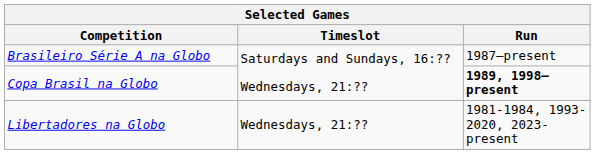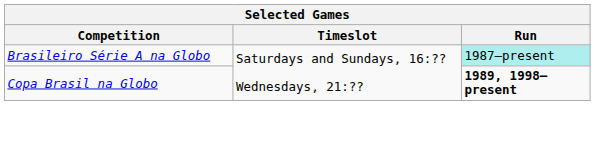(511, 55) no background -> (510, 55) paleturquoise background
- row: (86, 125)
